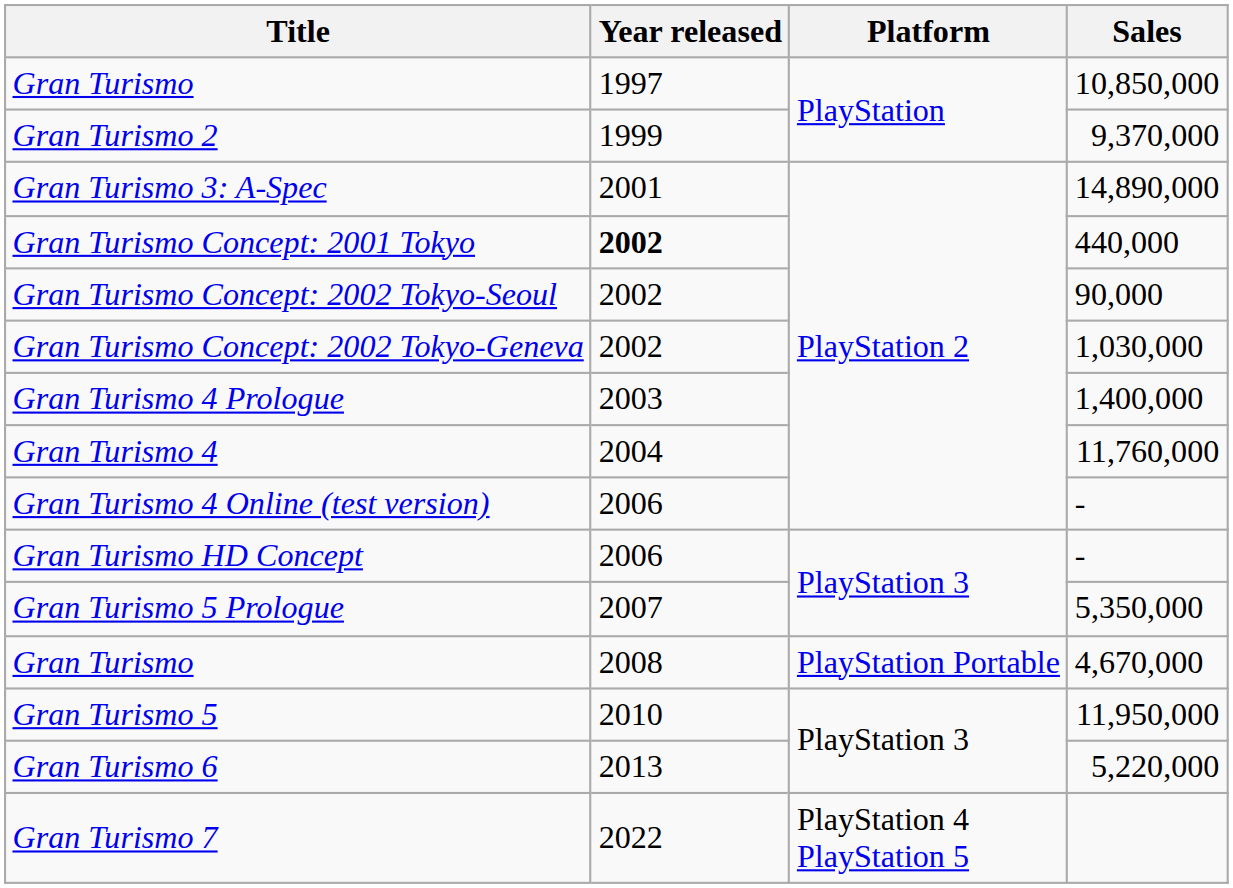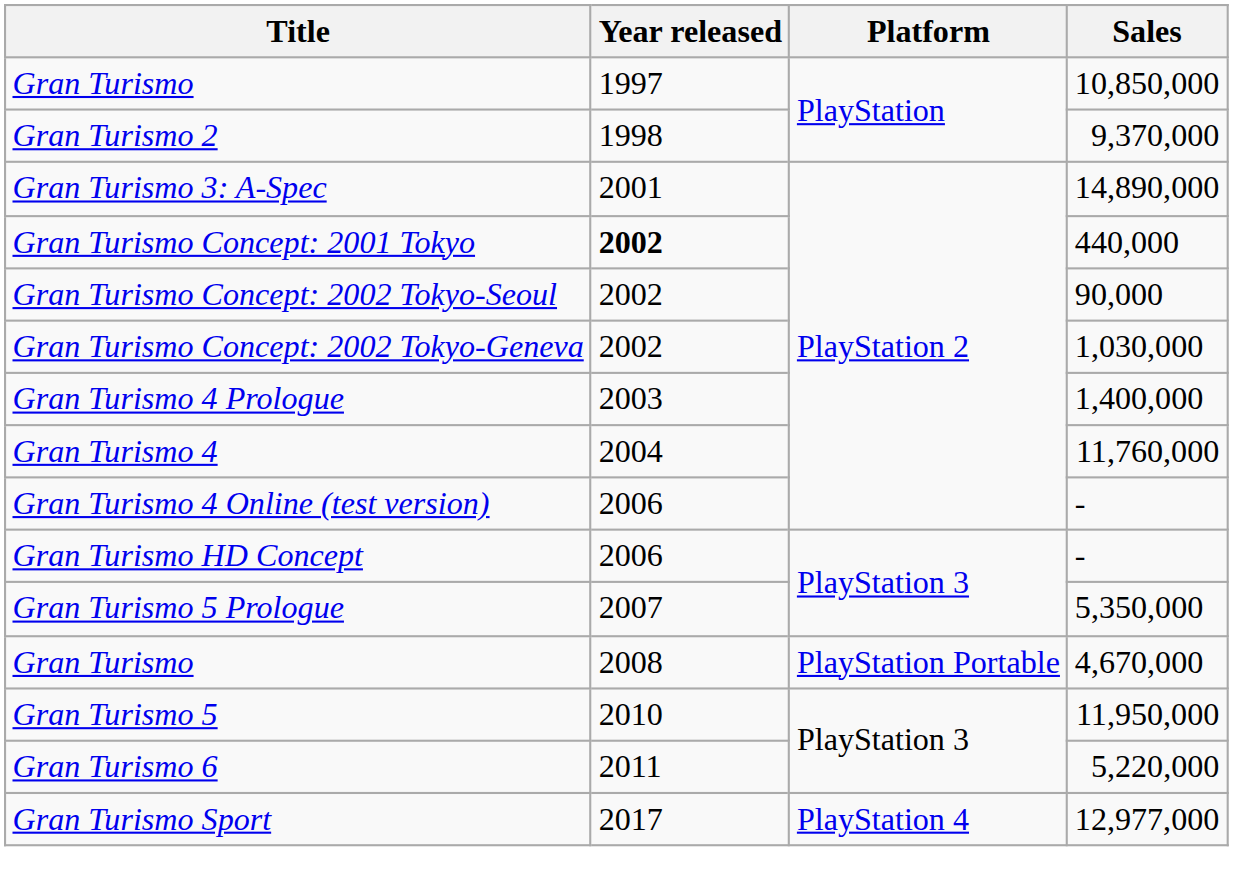(631, 136) 1999 -> (631, 136) 1998
(631, 766) 2013 -> (630, 766) 2011
+ row: (142, 818)
- row: (115, 837)
